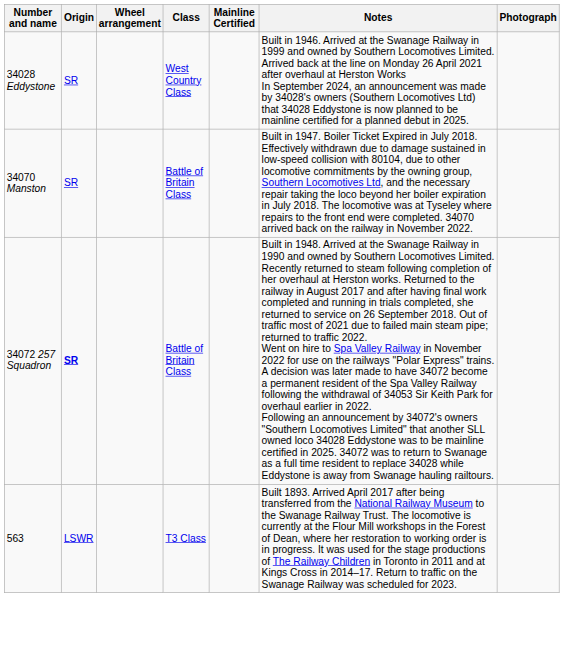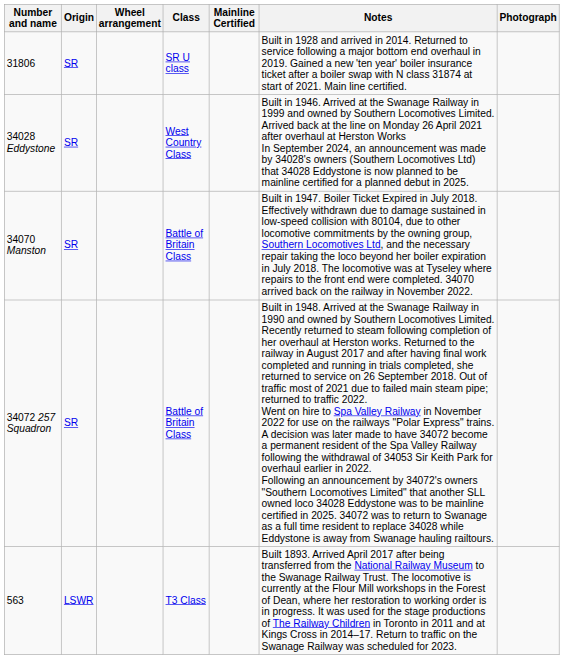+ row: (21, 63)
(71, 360) bold -> (71, 423) normal
